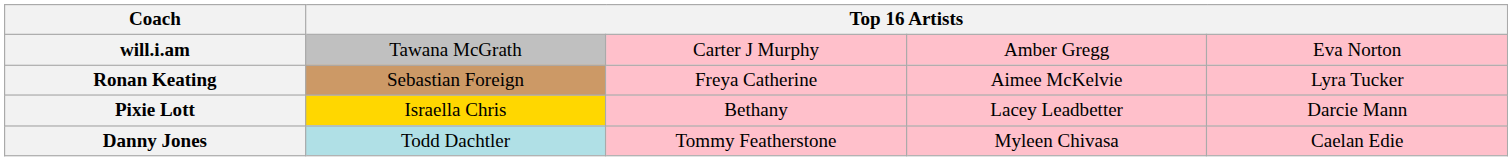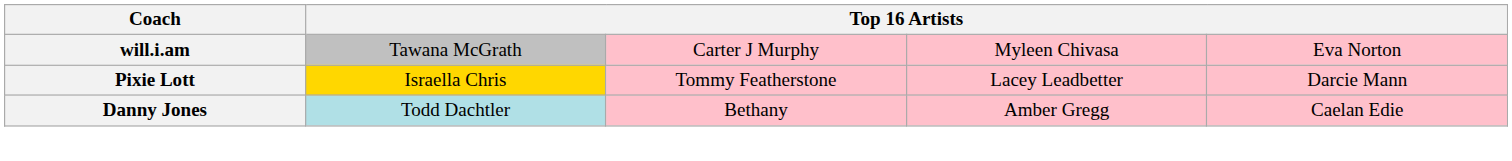(1057, 49) Amber Gregg -> (1057, 49) Myleen Chivasa
- row: (155, 79)
(756, 110) Bethany -> (756, 79) Tommy Featherstone
(756, 140) Tommy Featherstone -> (756, 110) Bethany
(1057, 140) Myleen Chivasa -> (1057, 110) Amber Gregg
